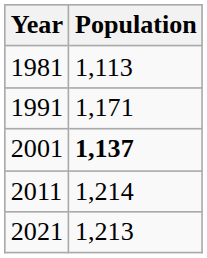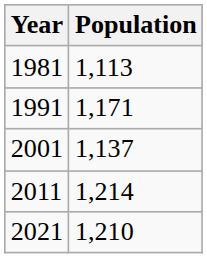(104, 149) bold -> (104, 149) normal
(104, 231) 1,213 -> (104, 231) 1,210
